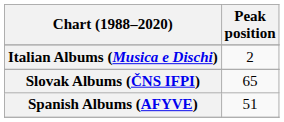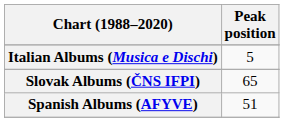(250, 57) 2 -> (250, 57) 5
